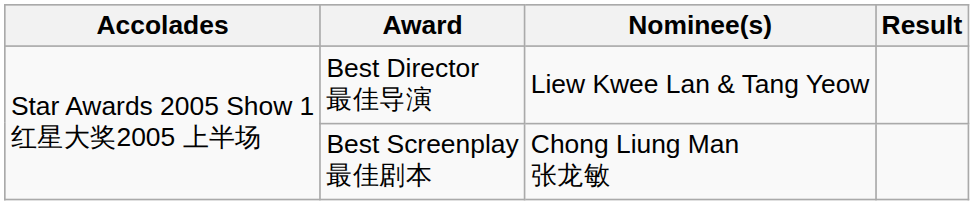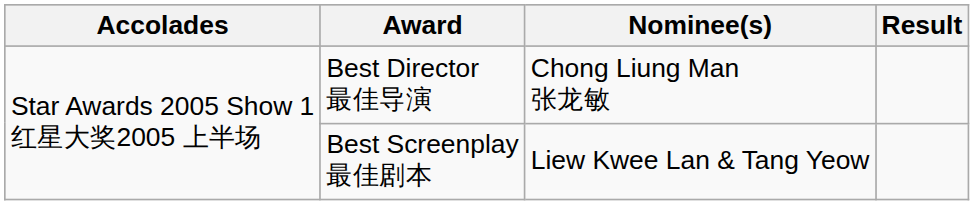(700, 84) Liew Kwee Lan & Tang Yeow -> (635, 82) Chong Liung Man 张龙敏
(635, 159) Chong Liung Man 张龙敏 -> (700, 161) Liew Kwee Lan & Tang Yeow
